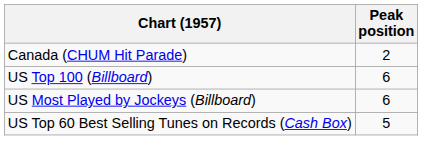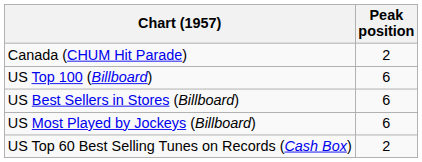+ row: (123, 100)
(386, 123) 5 -> (386, 146) 2
